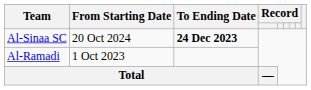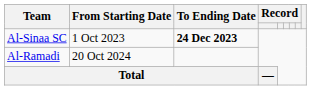(101, 38) 20 Oct 2024 -> (98, 38) 1 Oct 2023
(98, 56) 1 Oct 2023 -> (101, 56) 20 Oct 2024
